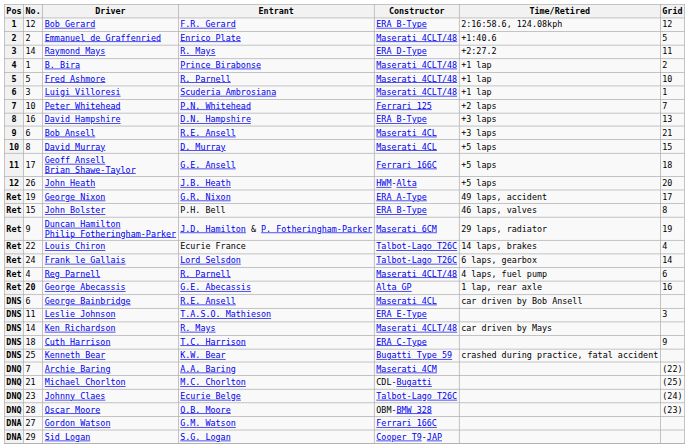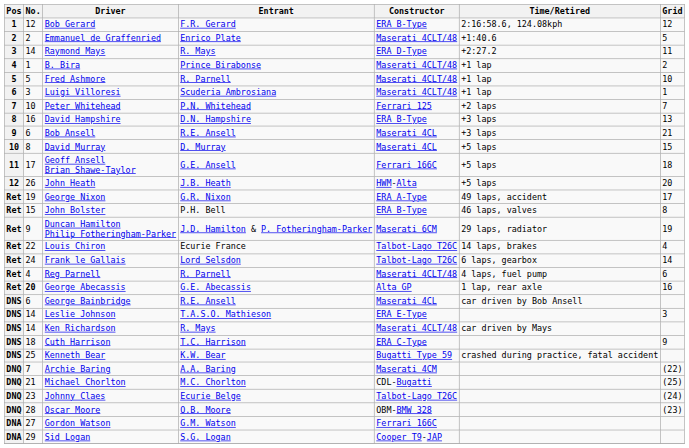(31, 315) 11 -> (31, 315) 14
